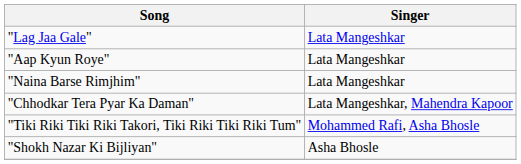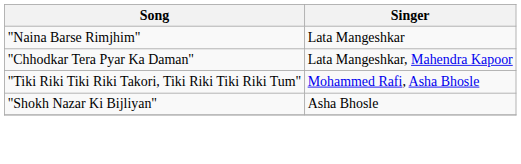- row: (50, 37)
- row: (59, 59)
